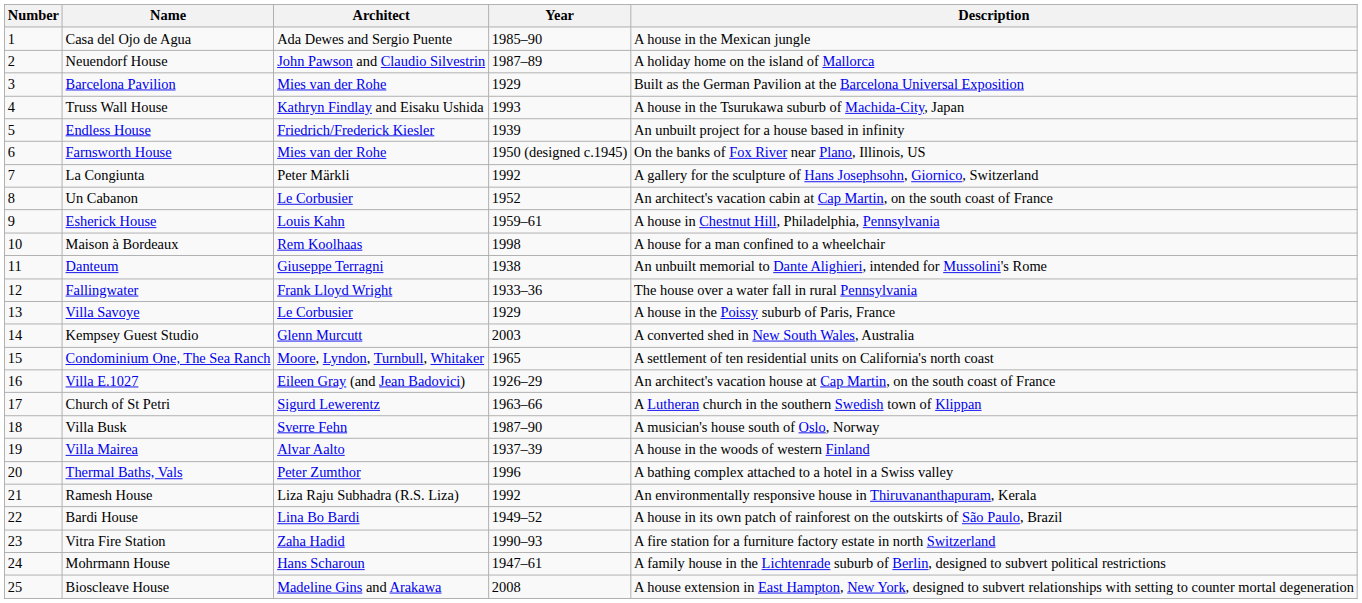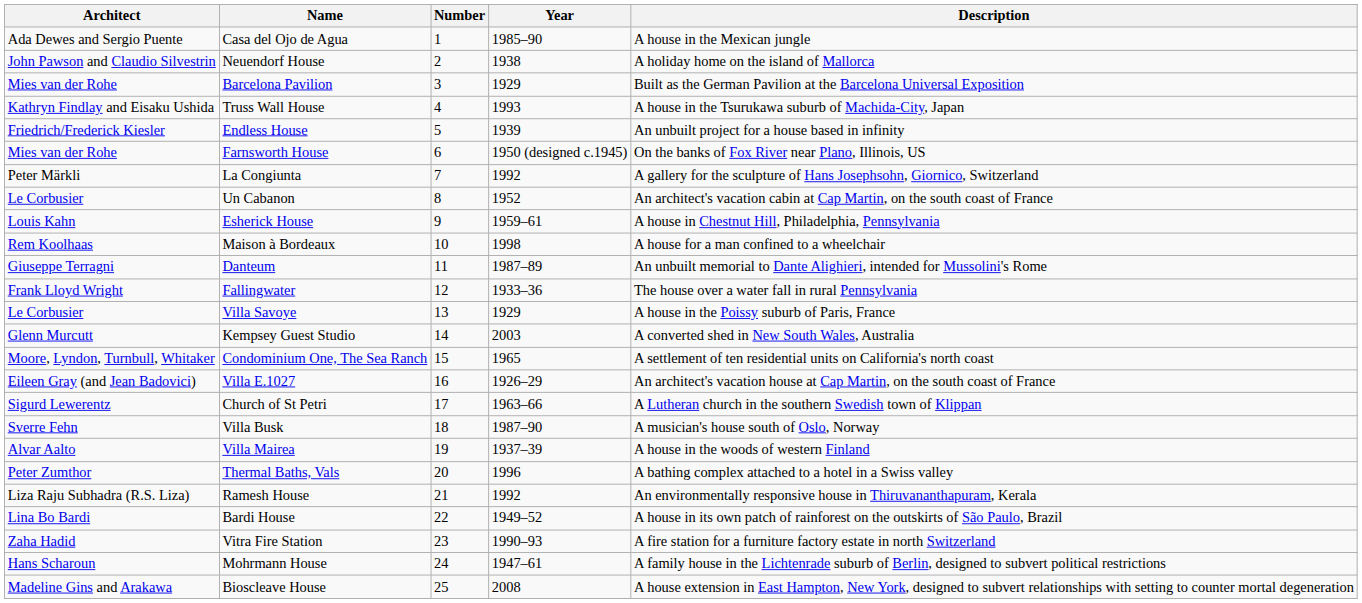columns swapped: (33, 15) <-> (381, 15)
(517, 61) 1987–89 -> (506, 61) 1938
(506, 267) 1938 -> (517, 267) 1987–89
